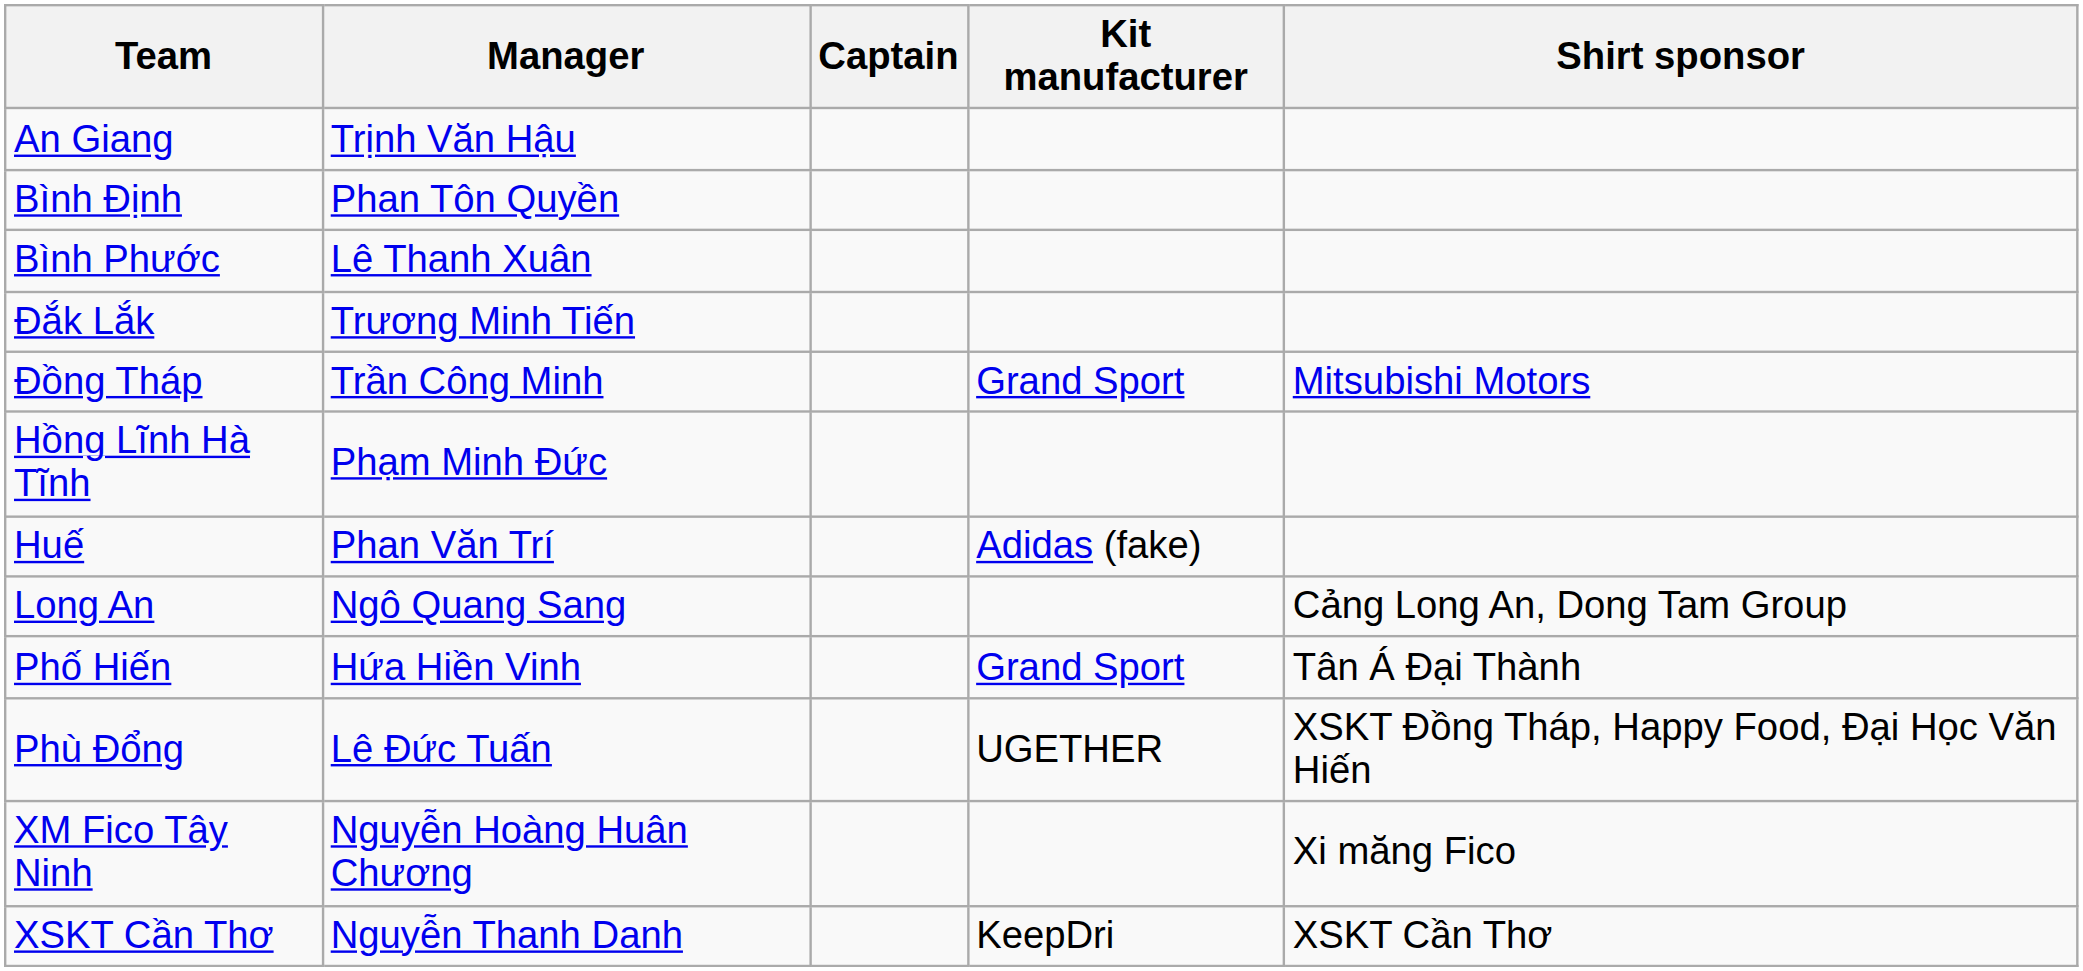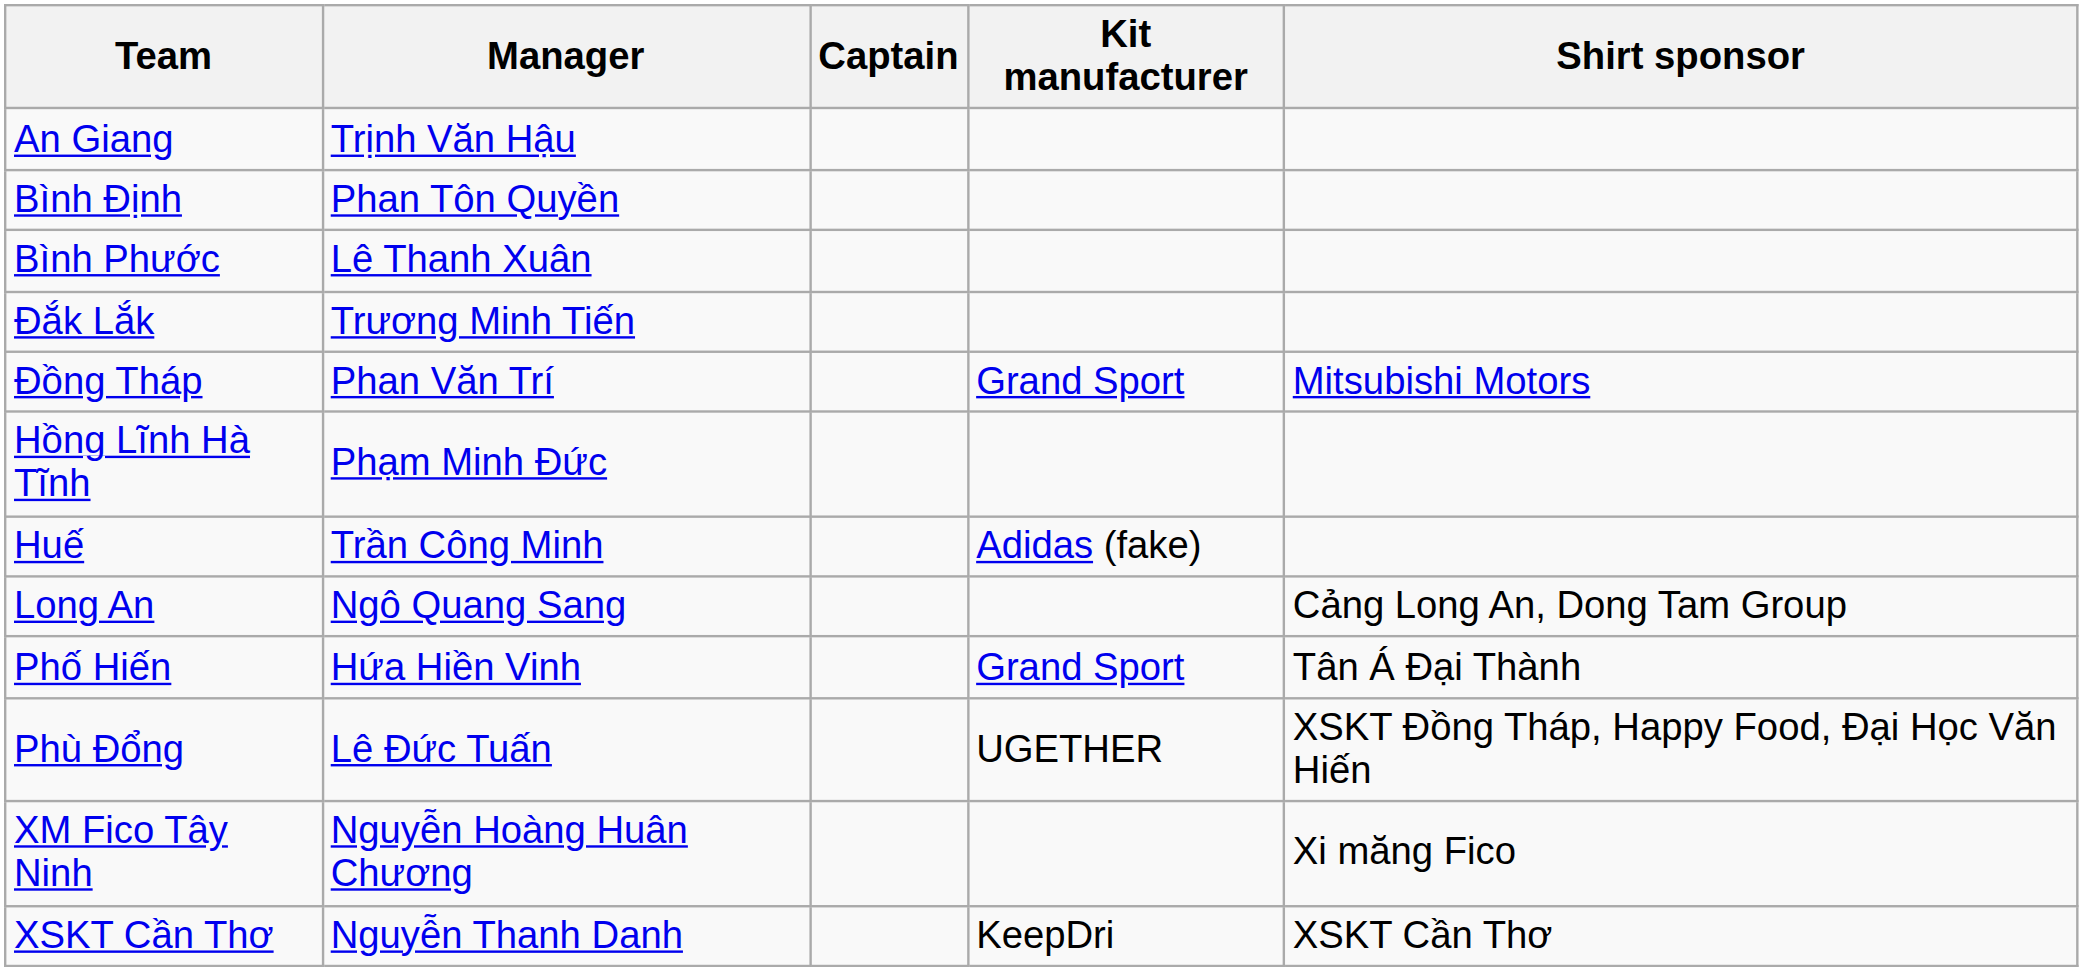(467, 381) Trần Công Minh -> (442, 381) Phan Văn Trí
(442, 545) Phan Văn Trí -> (467, 545) Trần Công Minh
